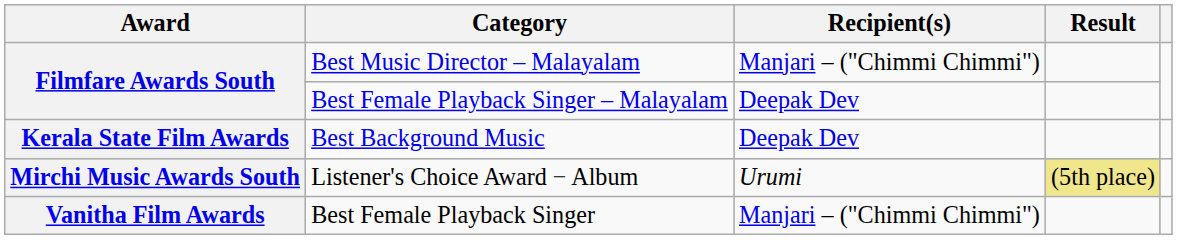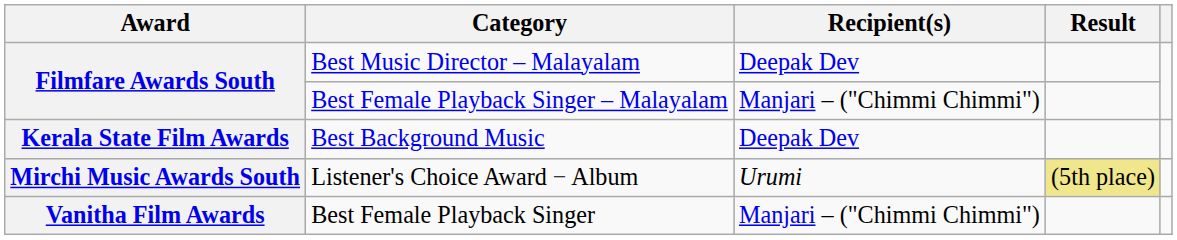(889, 61) Manjari – ("Chimmi Chimmi") -> (799, 61) Deepak Dev
(799, 100) Deepak Dev -> (889, 100) Manjari – ("Chimmi Chimmi")
